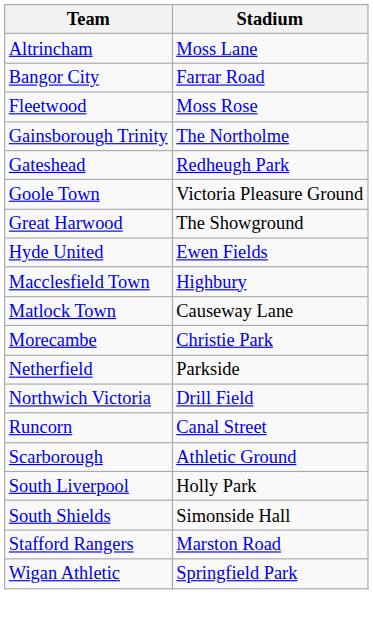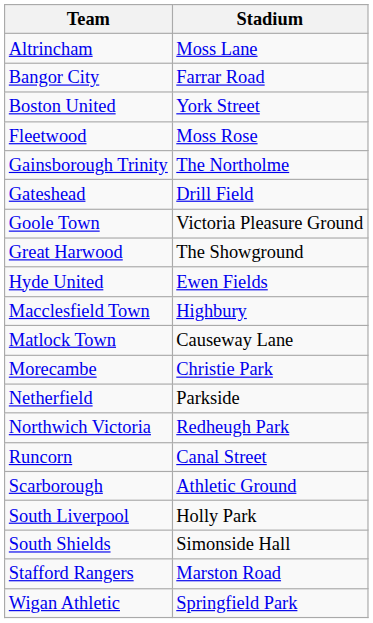+ row: (62, 106)
(233, 164) Redheugh Park -> (215, 194) Drill Field
(215, 398) Drill Field -> (233, 427) Redheugh Park
